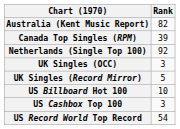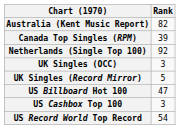(163, 91) 10 -> (163, 91) 47
